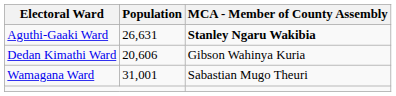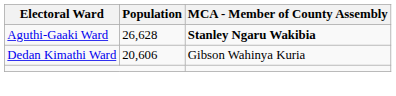(140, 34) 26,631 -> (140, 34) 26,628
- row: (51, 75)
